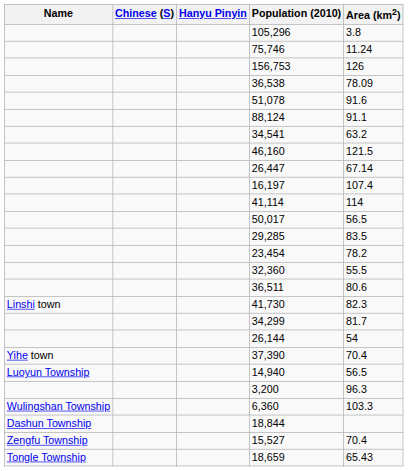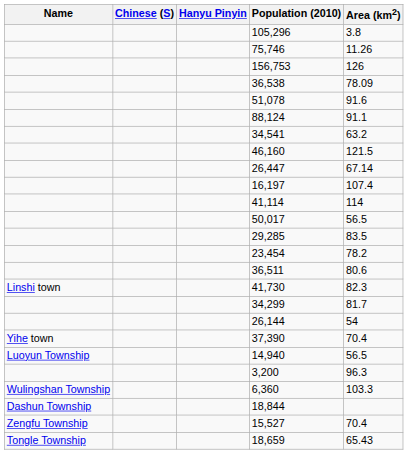(359, 49) 11.24 -> (359, 49) 11.26
- row: (268, 270)
